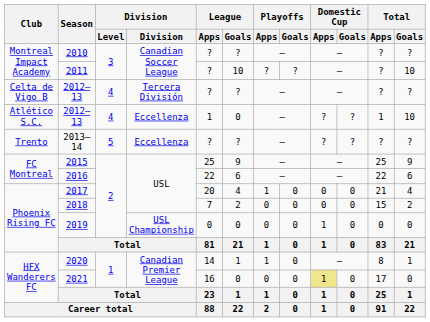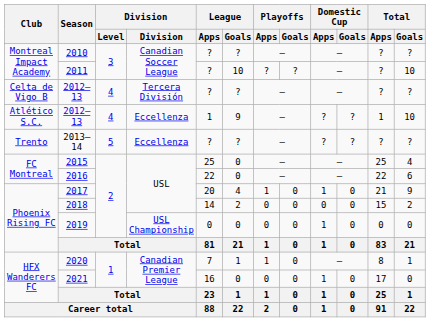(238, 117) 0 -> (238, 117) 9
(238, 161) 9 -> (238, 161) 0
(410, 161) 9 -> (410, 161) 4
(238, 176) 6 -> (238, 176) 0
(324, 191) 0 -> (324, 191) 1
(410, 191) 4 -> (410, 191) 9
(209, 205) 7 -> (209, 205) 14
(209, 261) 14 -> (209, 261) 7
(324, 279) khaki background -> (324, 279) no background
